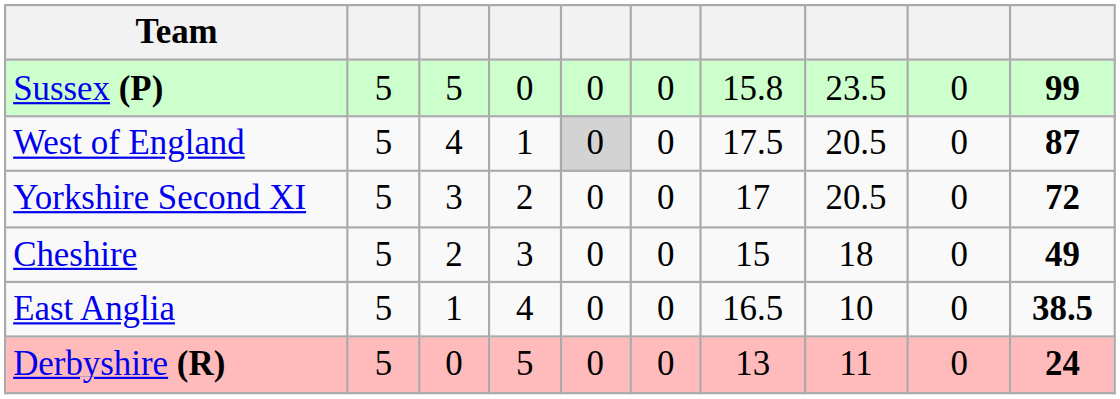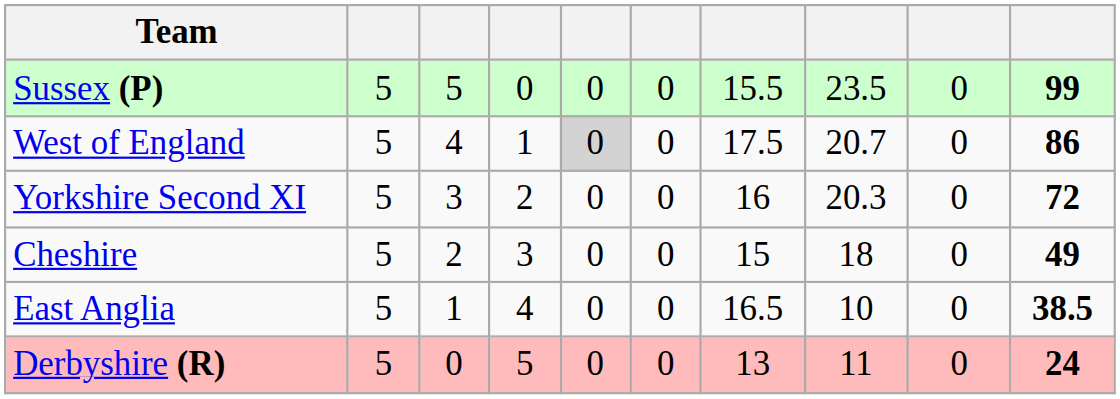(753, 87) 15.8 -> (753, 87) 15.5
(856, 142) 20.5 -> (856, 142) 20.7
(1063, 142) 87 -> (1063, 142) 86
(753, 198) 17 -> (753, 198) 16
(856, 198) 20.5 -> (856, 198) 20.3
